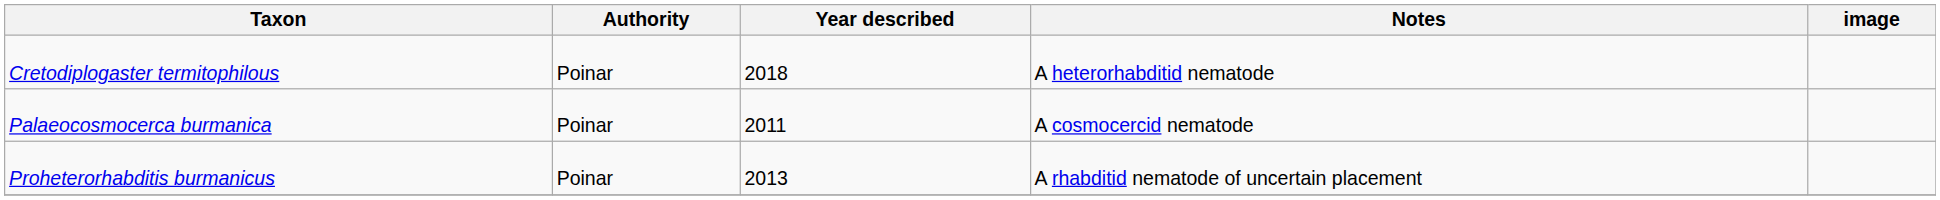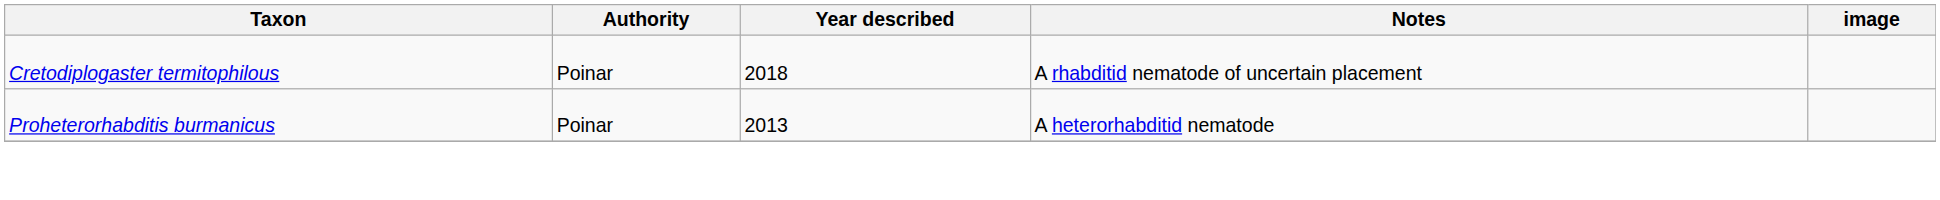(1154, 72) A heterorhabditid nematode -> (1228, 72) A rhabditid nematode of uncertain placement
- row: (140, 125)
(1228, 178) A rhabditid nematode of uncertain placement -> (1154, 125) A heterorhabditid nematode
